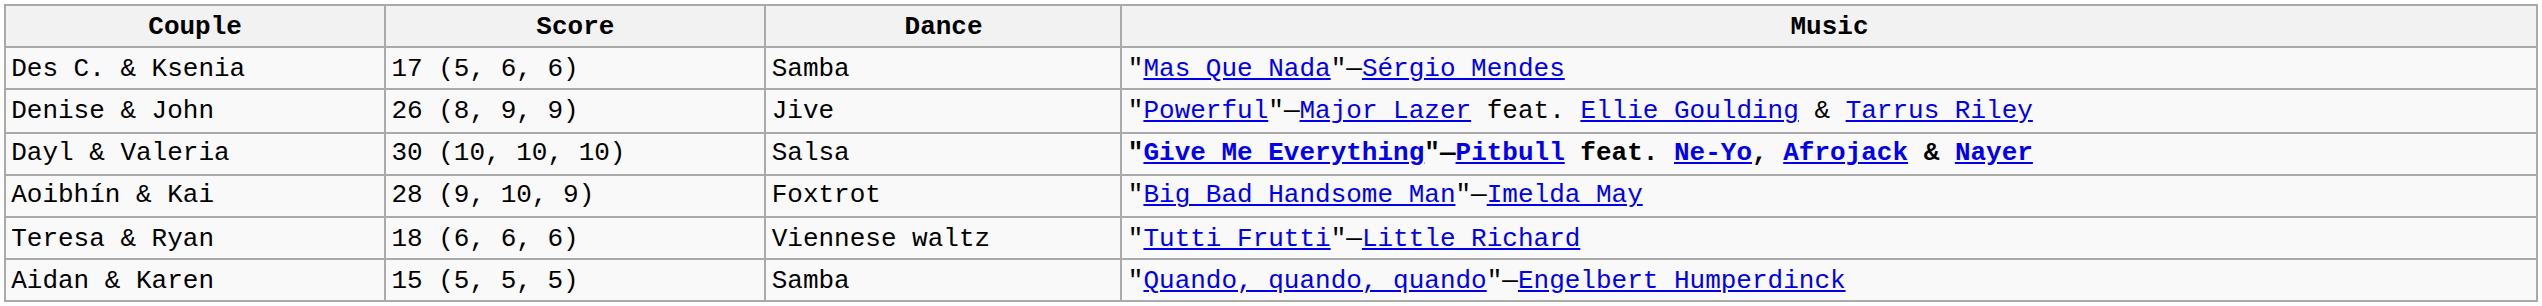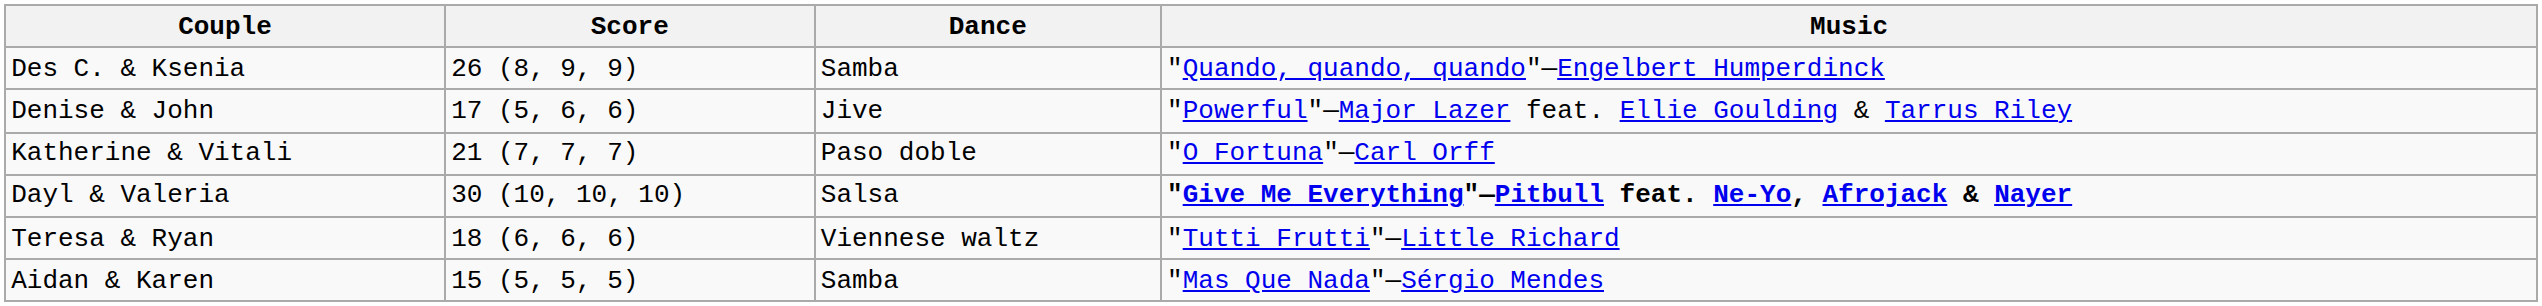(485, 69) 17 (5, 6, 6) -> (545, 69) 26 (8, 9, 9)
(1346, 69) "Mas Que Nada"—Sérgio Mendes -> (1526, 69) "Quando, quando, quando"—Engelbert Humperdinck
(485, 111) 26 (8, 9, 9) -> (545, 111) 17 (5, 6, 6)
+ row: (152, 153)
- row: (113, 196)
(1487, 280) "Quando, quando, quando"—Engelbert Humperdinck -> (1386, 280) "Mas Que Nada"—Sérgio Mendes
